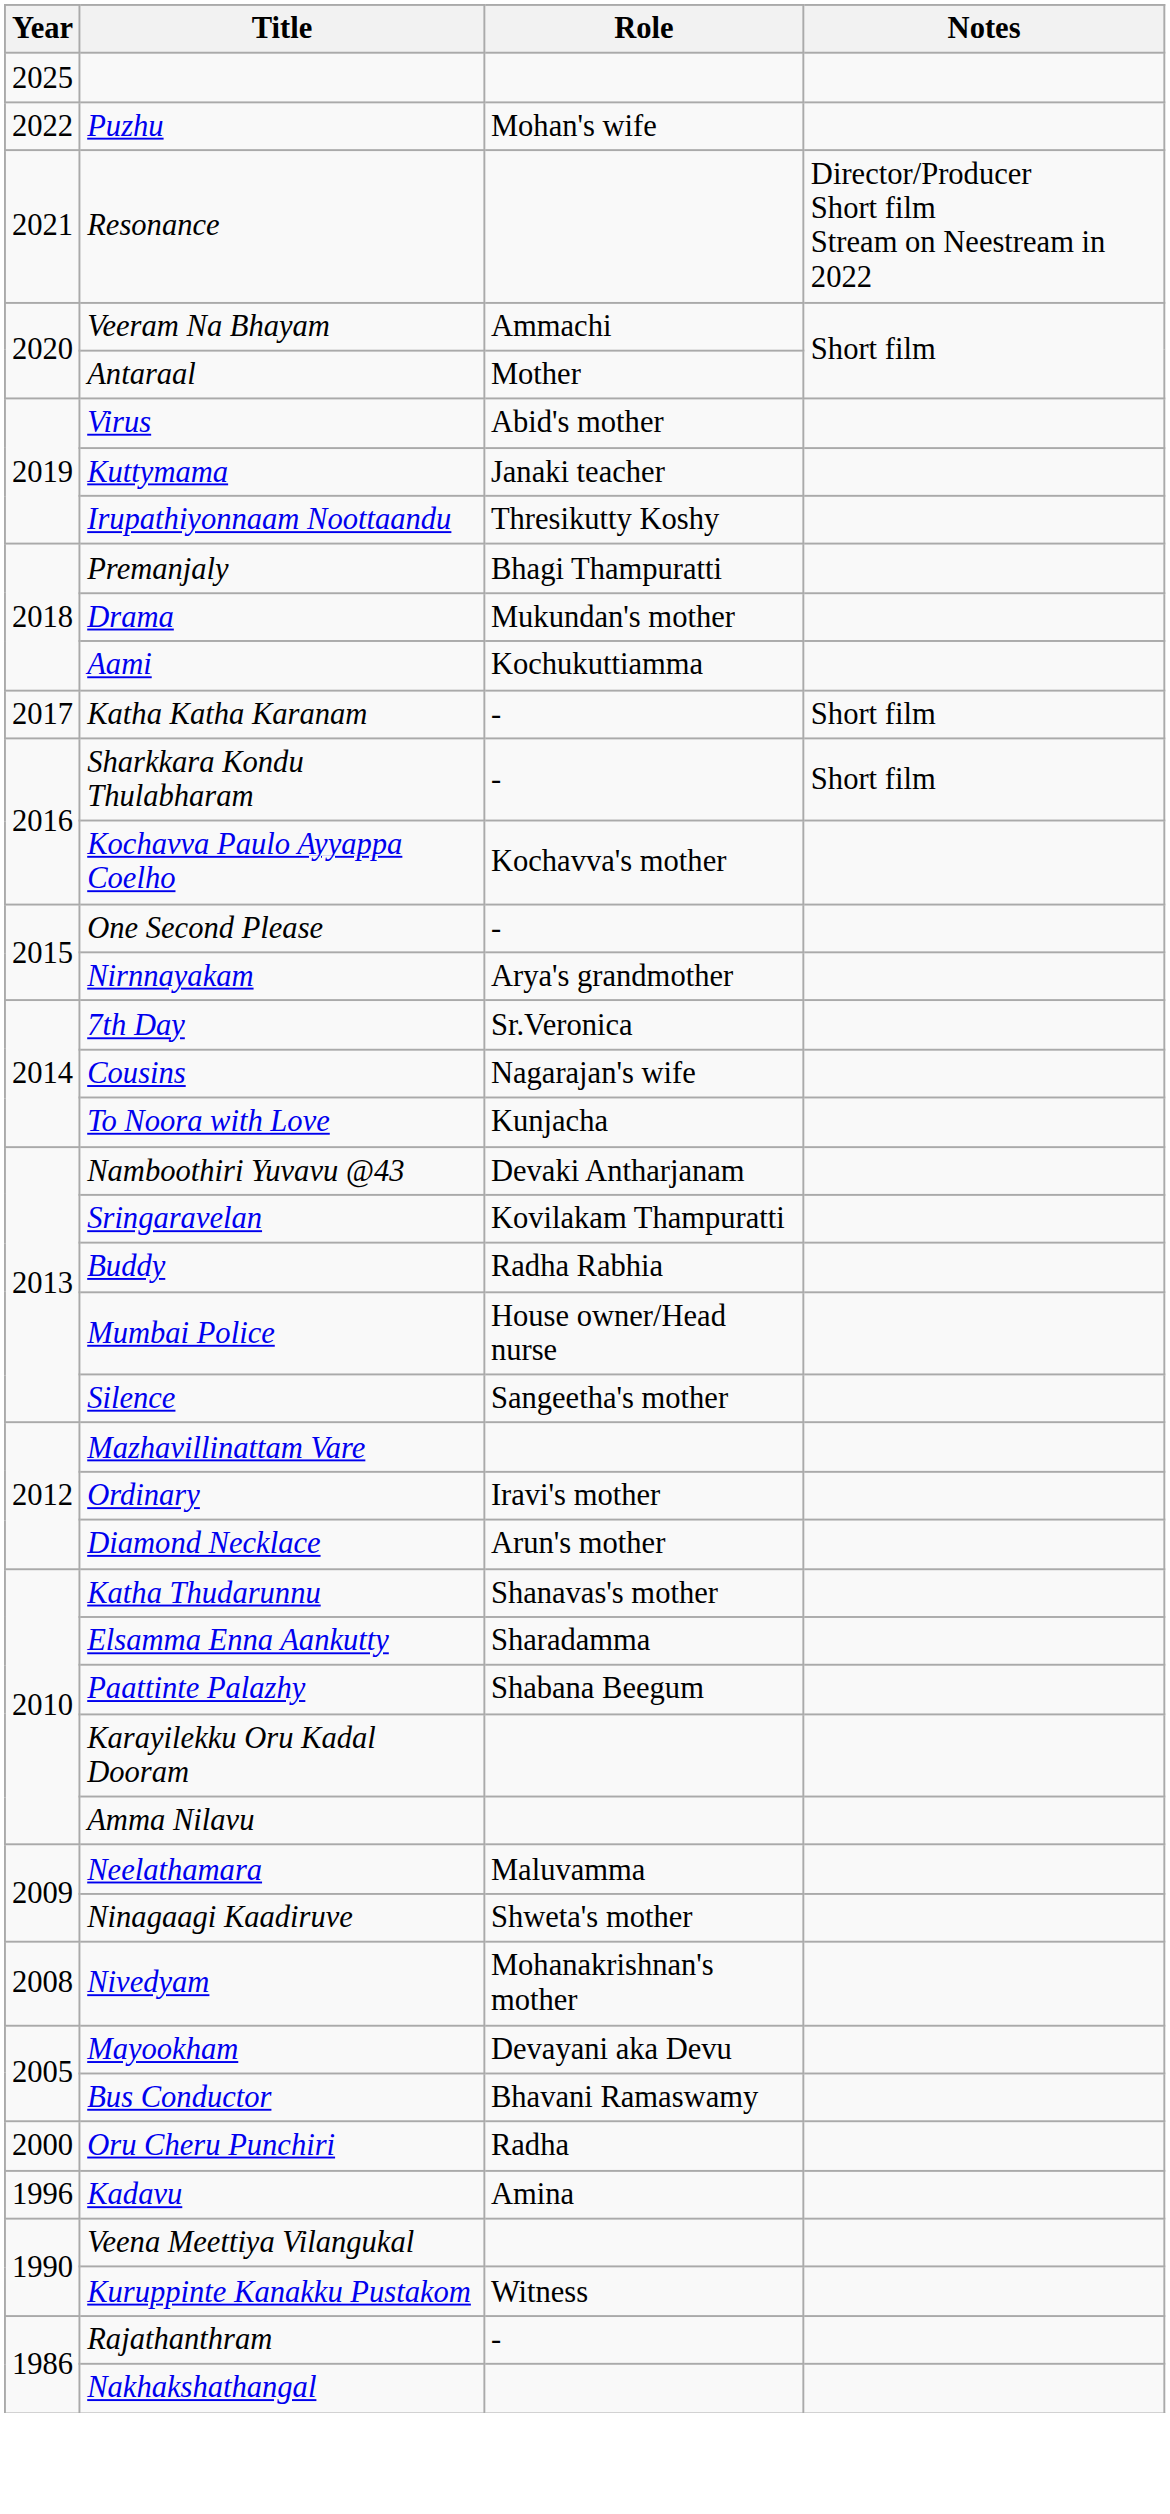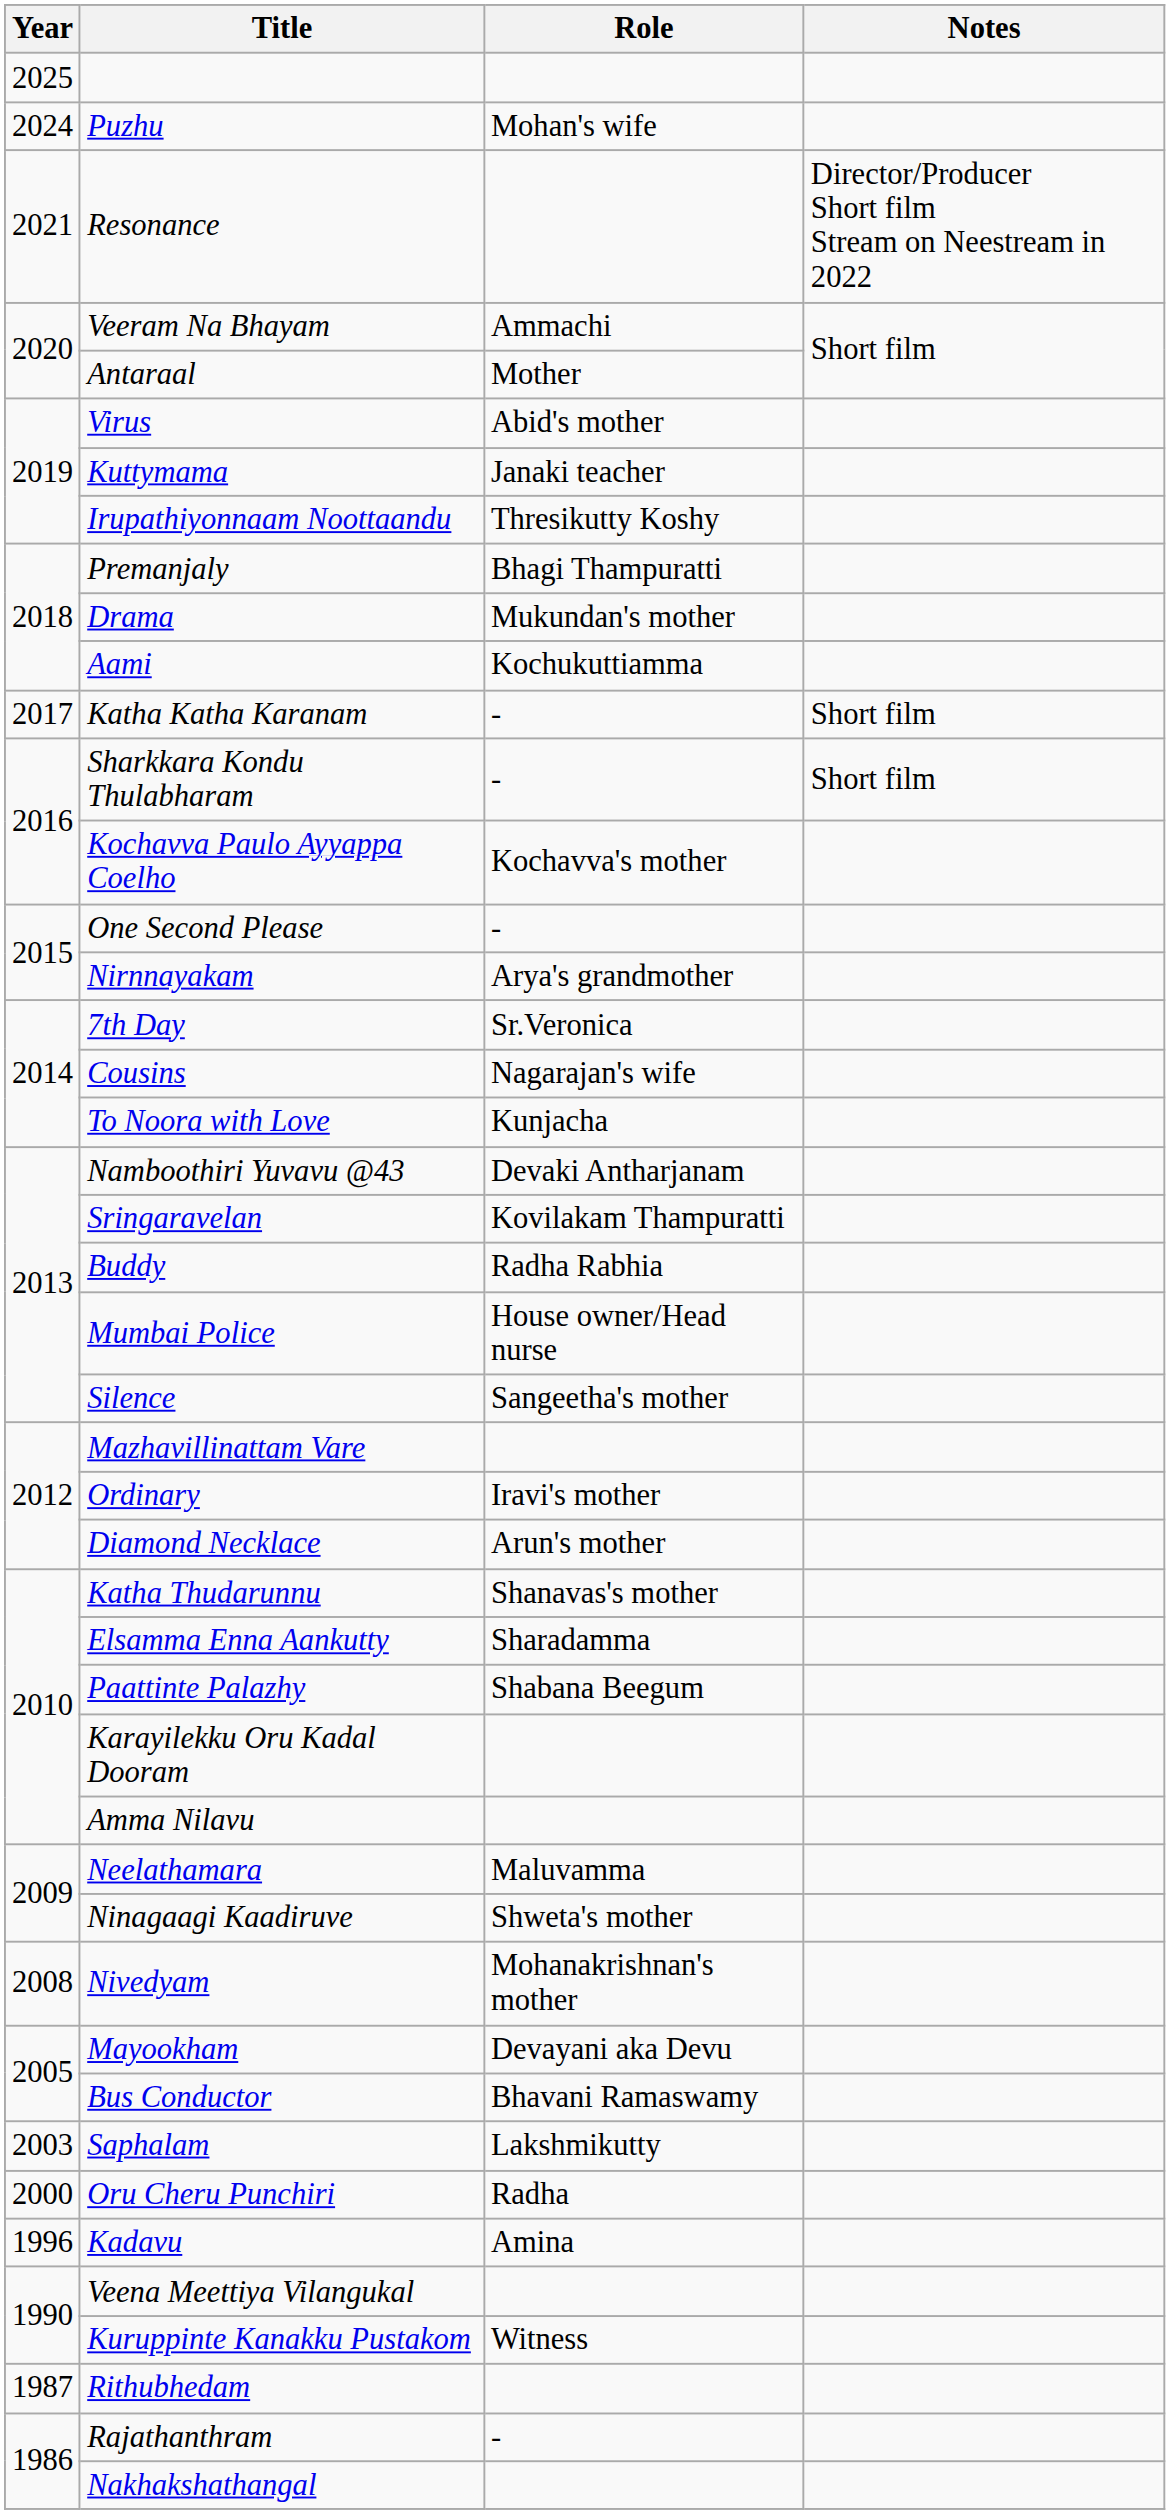(43, 125) 2022 -> (43, 125) 2024
+ row: (148, 2145)
+ row: (169, 2387)
